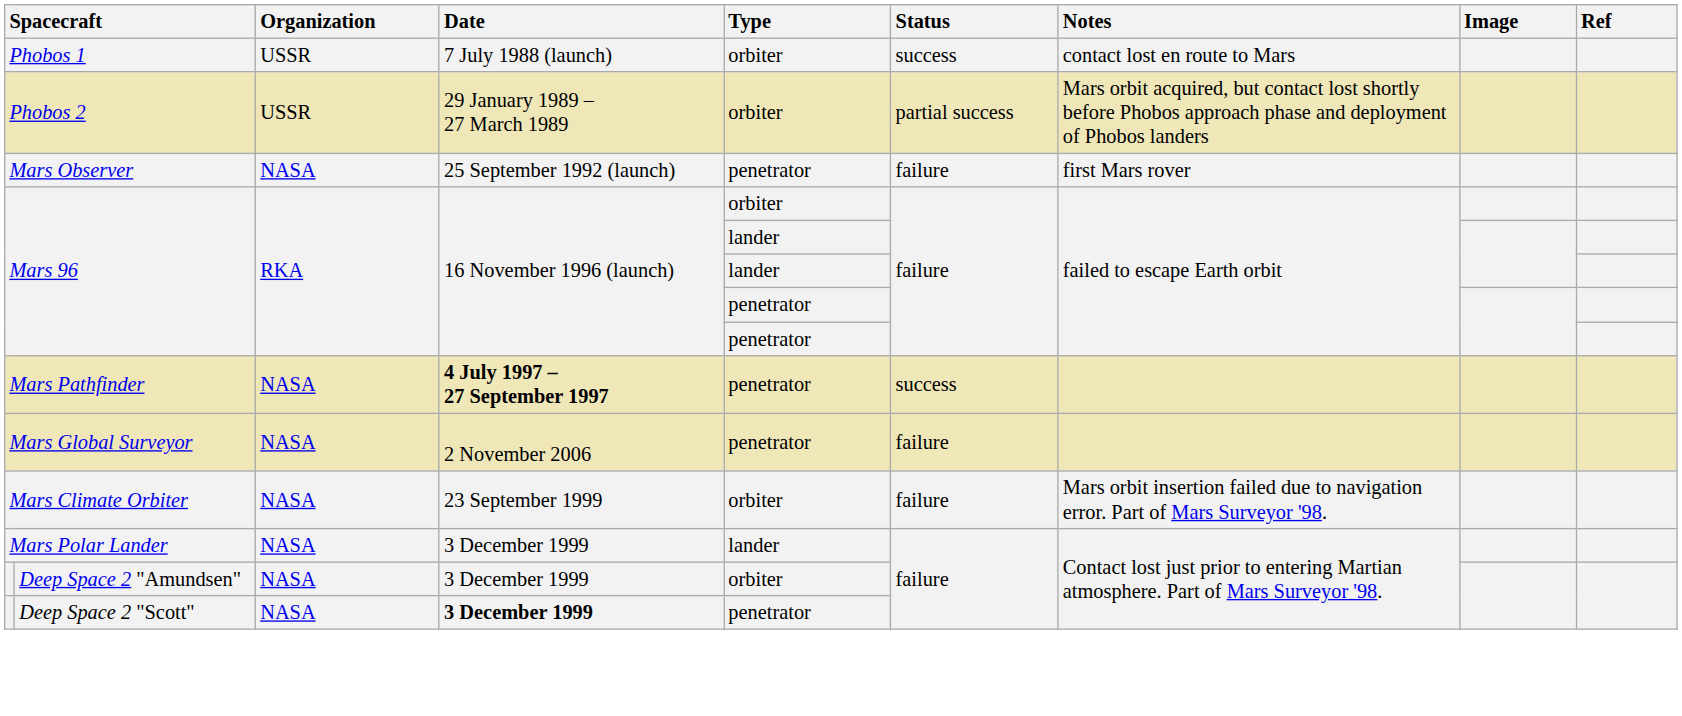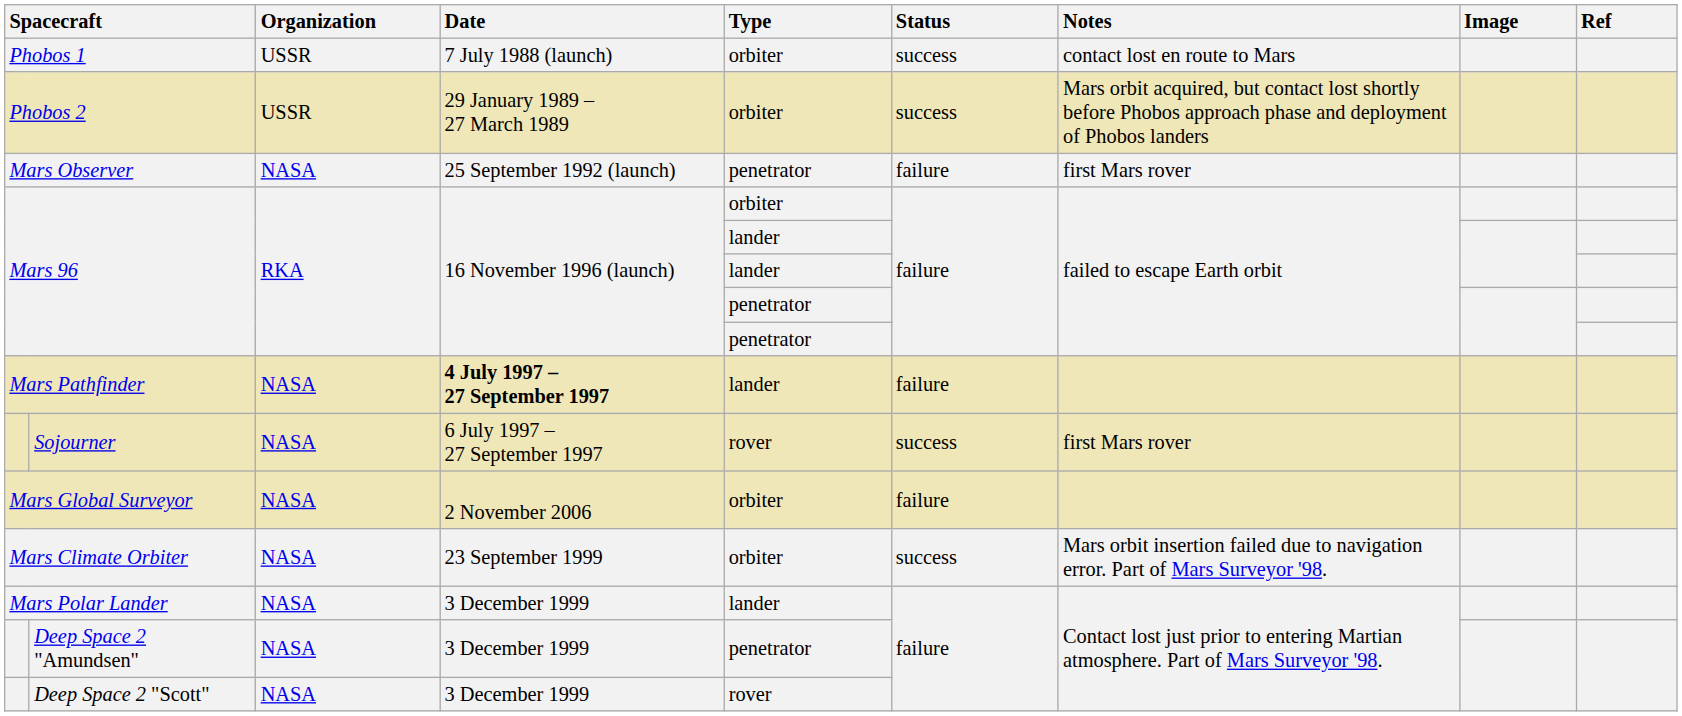(955, 112) partial success -> (926, 112) success
(770, 384) penetrator -> (754, 384) lander
(926, 384) success -> (922, 384) failure
+ row: (17, 442)
(770, 441) penetrator -> (756, 499) orbiter
(922, 499) failure -> (926, 557) success
(755, 578) orbiter -> (770, 648) penetrator
(519, 612) bold -> (517, 694) normal
(770, 612) penetrator -> (750, 694) rover
